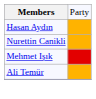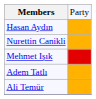+ row: (27, 72)
